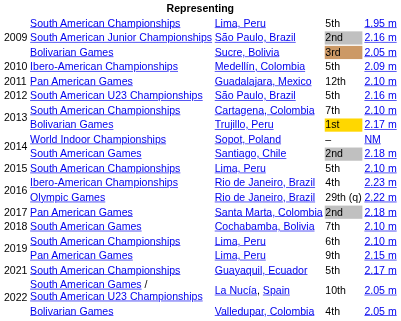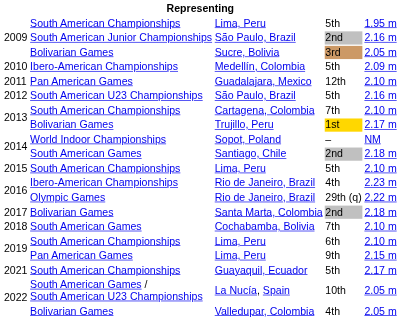(81, 212) Pan American Games -> (72, 212) Bolivarian Games
